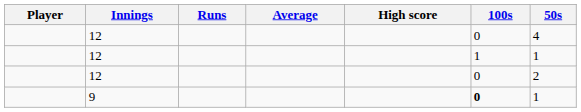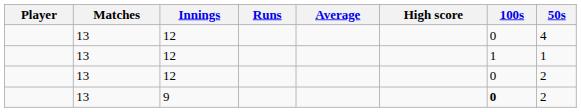+ column: (117, 14)
(536, 96) 1 -> (543, 96) 2
